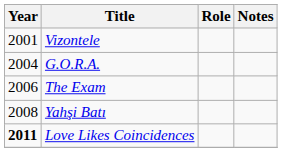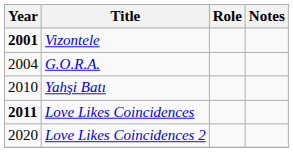(23, 40) normal -> (23, 40) bold
- row: (75, 87)
(23, 111) 2008 -> (23, 87) 2010
+ row: (125, 135)
